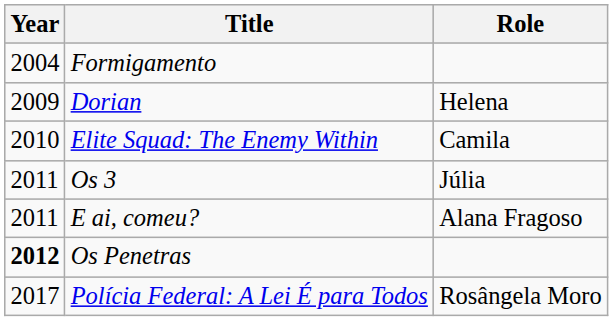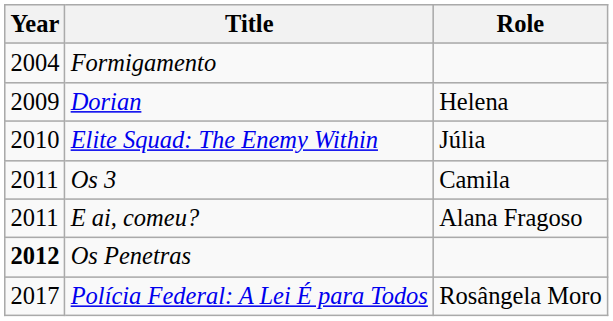(475, 140) Camila -> (462, 140) Júlia
(462, 179) Júlia -> (475, 179) Camila
